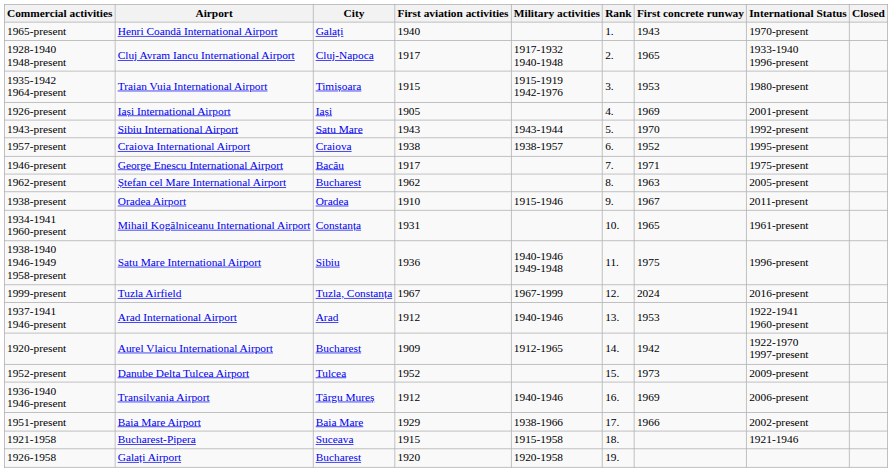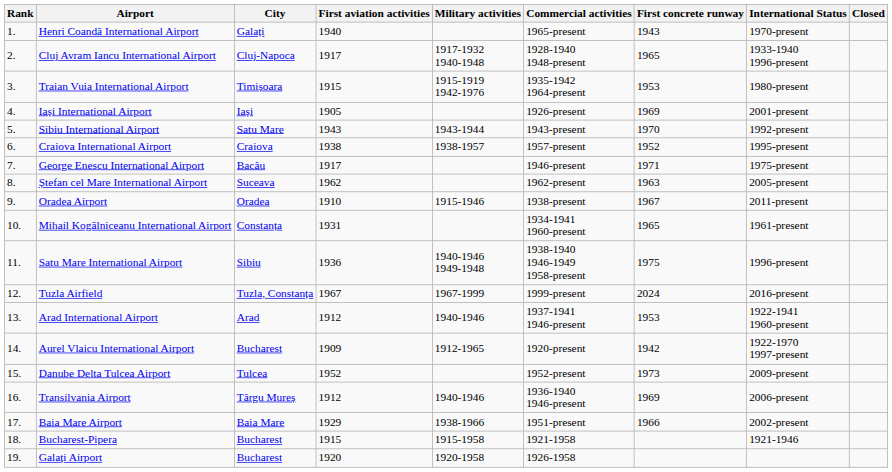columns swapped: (618, 13) <-> (60, 13)
(338, 183) Bucharest -> (256, 183) Suceava
(335, 440) Suceava -> (259, 440) Bucharest
